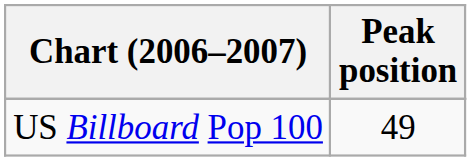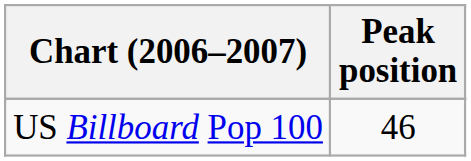(398, 126) 49 -> (398, 126) 46
